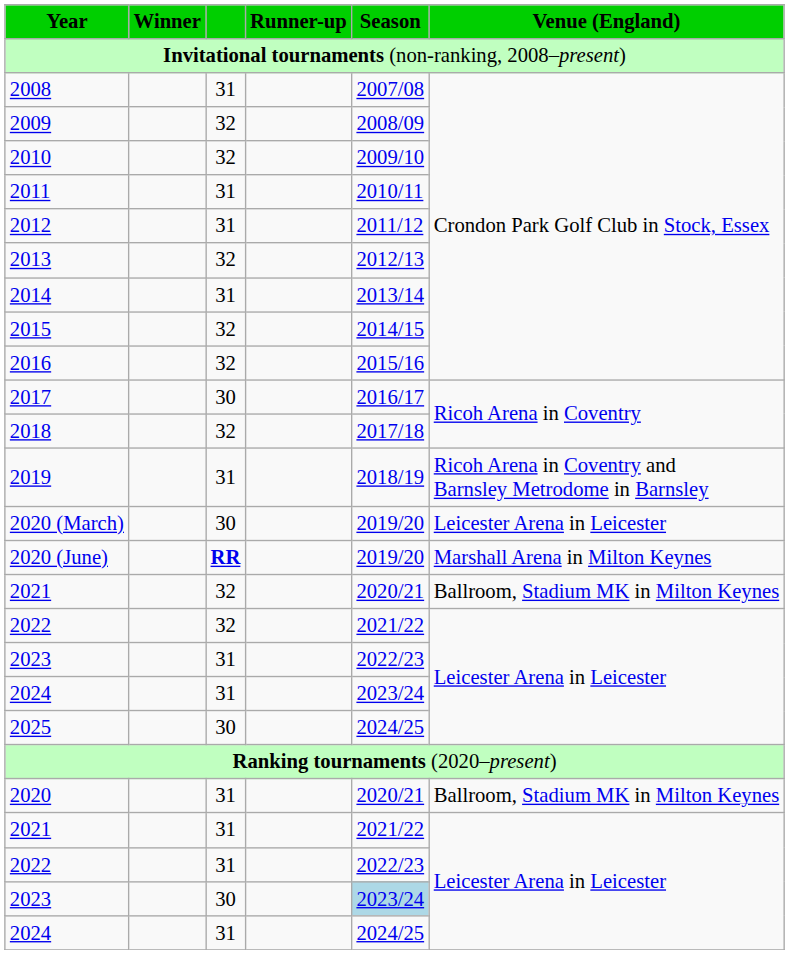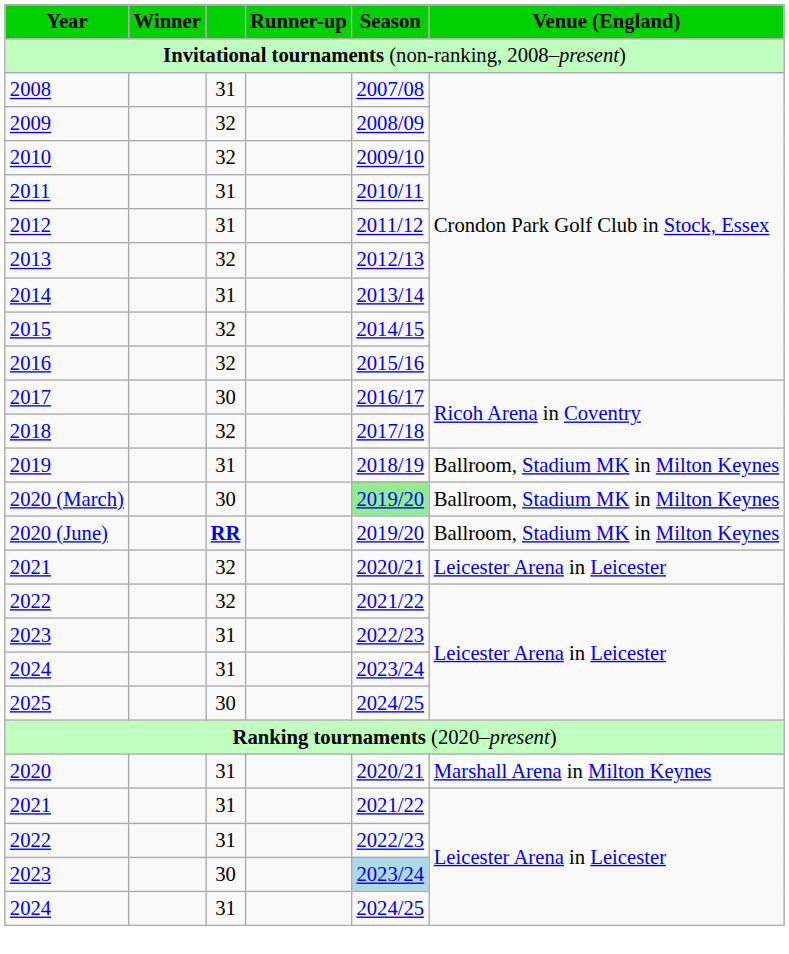(571, 476) Ricoh Arena in Coventry and Barnsley Metrodome in Barnsley -> (606, 464) Ballroom, Stadium MK in Milton Keynes
(390, 523) no background -> (390, 498) lightgreen background
(550, 523) Leicester Arena in Leicester -> (606, 498) Ballroom, Stadium MK in Milton Keynes
(573, 557) Marshall Arena in Milton Keynes -> (606, 532) Ballroom, Stadium MK in Milton Keynes
(606, 591) Ballroom, Stadium MK in Milton Keynes -> (550, 566) Leicester Arena in Leicester
(606, 795) Ballroom, Stadium MK in Milton Keynes -> (573, 771) Marshall Arena in Milton Keynes
